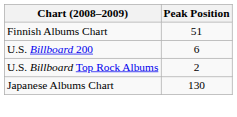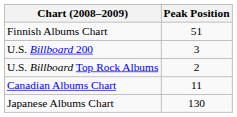(197, 49) 6 -> (197, 49) 3
+ row: (62, 85)
